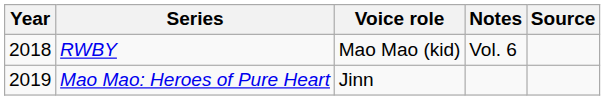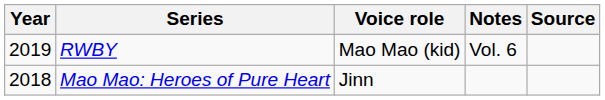(30, 49) 2018 -> (30, 49) 2019
(30, 79) 2019 -> (30, 79) 2018
